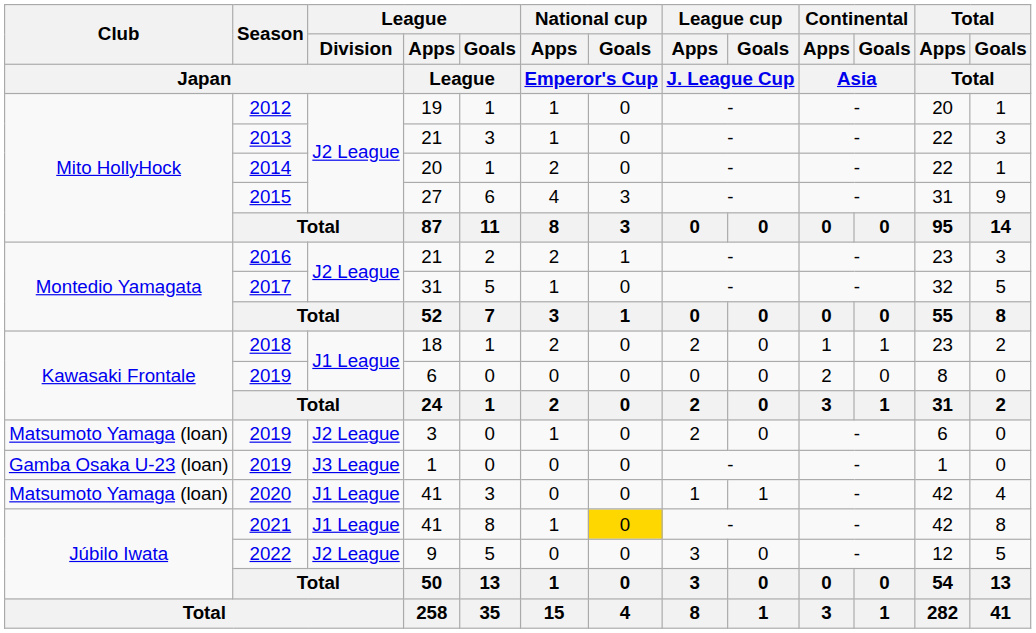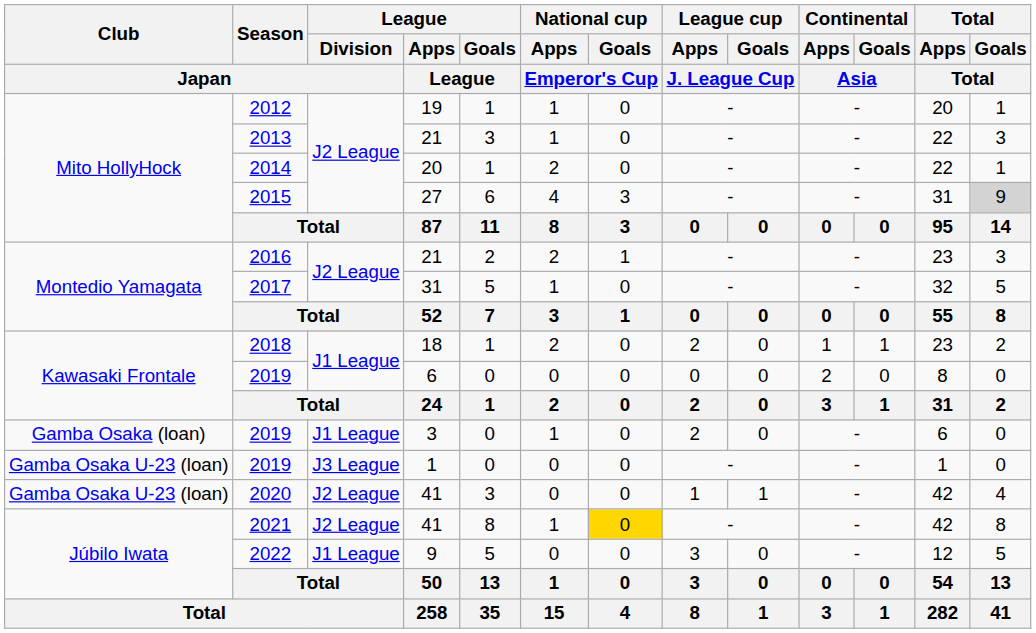(1001, 197) no background -> (1001, 197) lightgrey background
(119, 434) Matsumoto Yamaga (loan) -> (119, 434) Gamba Osaka (loan)
(356, 434) J2 League -> (356, 434) J1 League
(119, 494) Matsumoto Yamaga (loan) -> (119, 494) Gamba Osaka U-23 (loan)
(356, 494) J1 League -> (356, 494) J2 League
(356, 524) J1 League -> (356, 524) J2 League
(356, 553) J2 League -> (356, 553) J1 League
